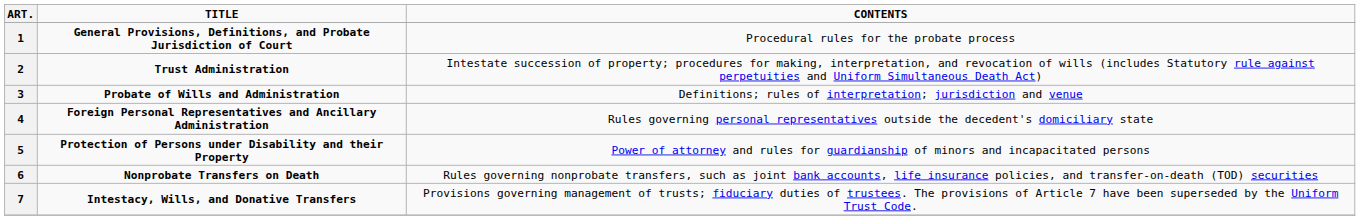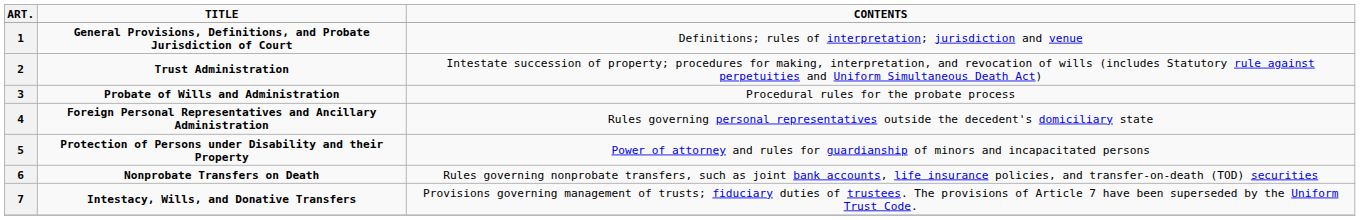(881, 38) Procedural rules for the probate process -> (881, 38) Definitions; rules of interpretation; jurisdiction and venue
(881, 94) Definitions; rules of interpretation; jurisdiction and venue -> (881, 94) Procedural rules for the probate process
